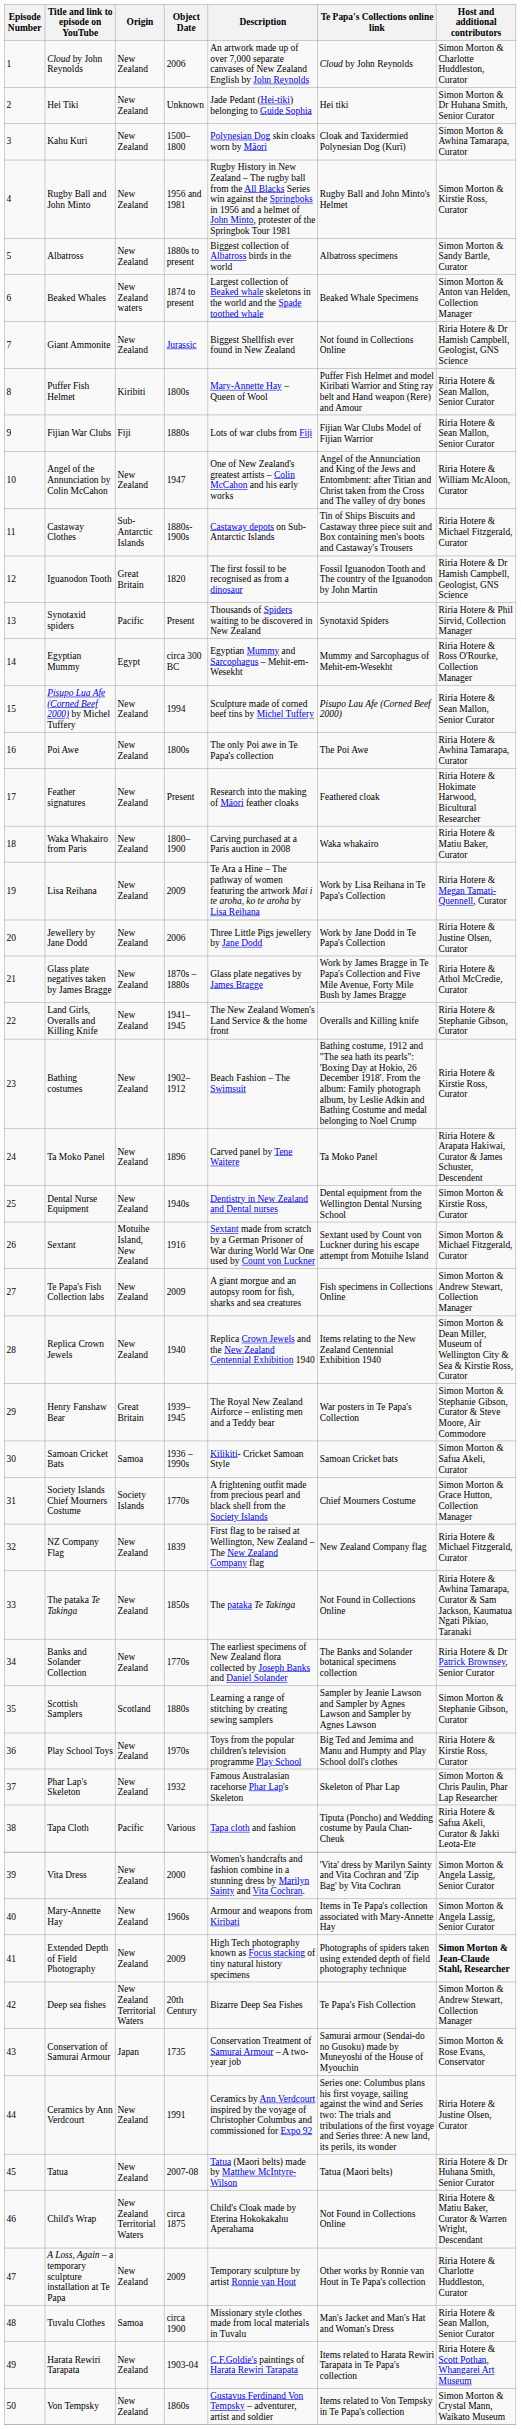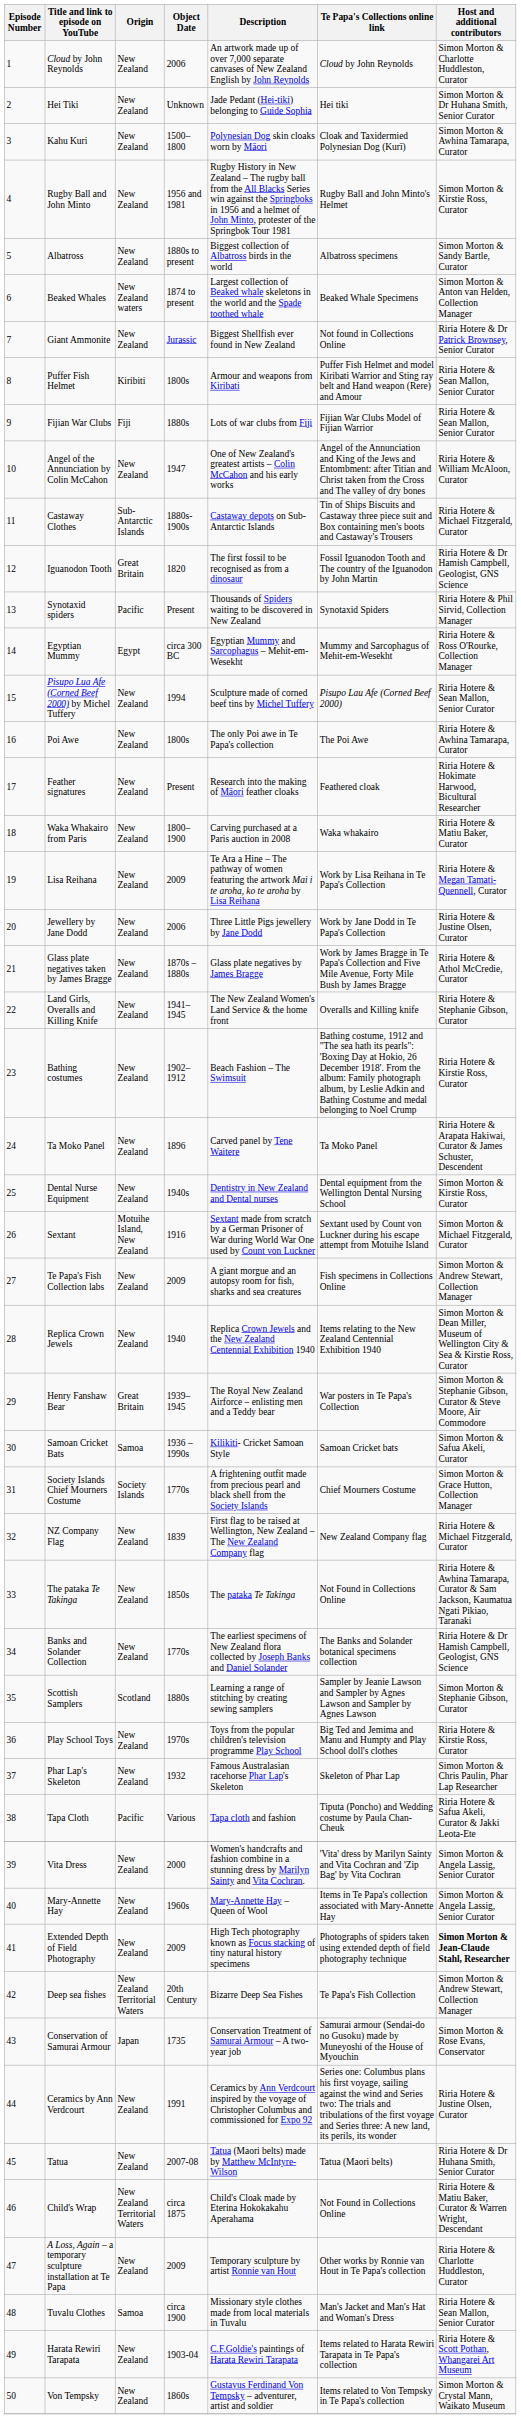(474, 345) Riria Hotere & Dr Hamish Campbell, Geologist, GNS Science -> (473, 339) Riria Hotere & Dr Patrick Brownsey, Senior Curator
(250, 391) Mary-Annette Hay – Queen of Wool -> (261, 381) Armour and weapons from Kiribati
(473, 1662) Riria Hotere & Dr Patrick Brownsey, Senior Curator -> (474, 1652) Riria Hotere & Dr Hamish Campbell, Geologist, GNS Science
(261, 1917) Armour and weapons from Kiribati -> (250, 1906) Mary-Annette Hay – Queen of Wool
